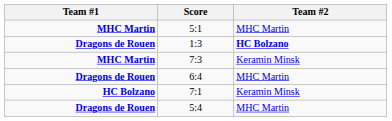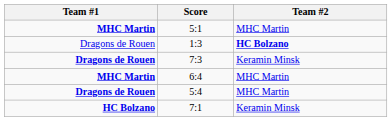(115, 44) bold -> (118, 44) normal
(126, 60) MHC Martin -> (115, 60) Dragons de Rouen
(115, 76) Dragons de Rouen -> (126, 76) MHC Martin
rows swapped: (196, 92) <-> (196, 108)
